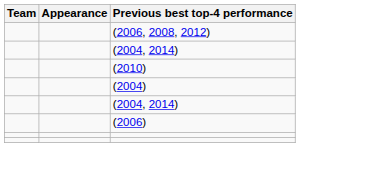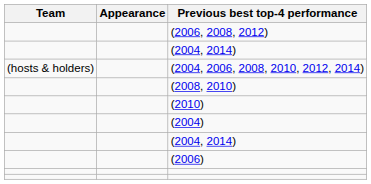+ row: (51, 68)
+ row: (51, 87)
